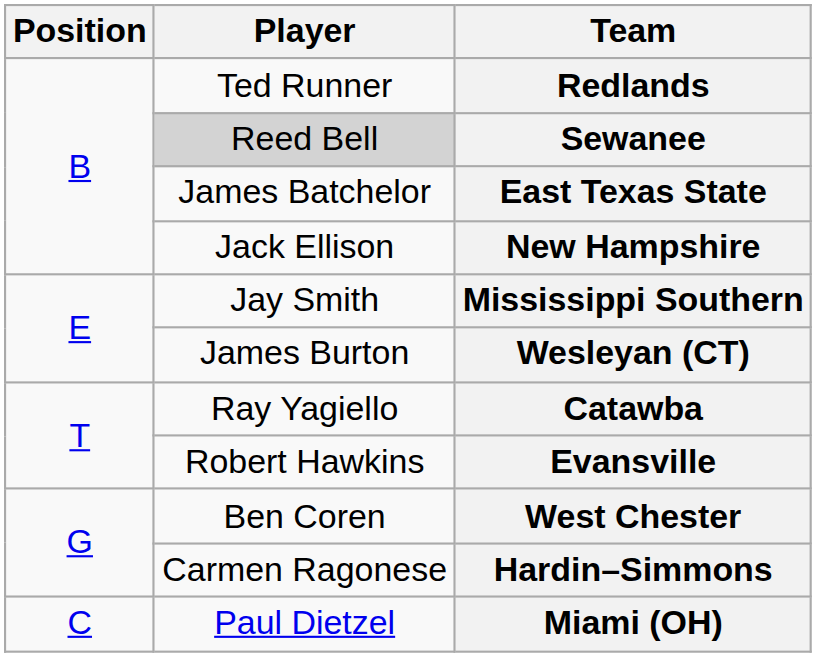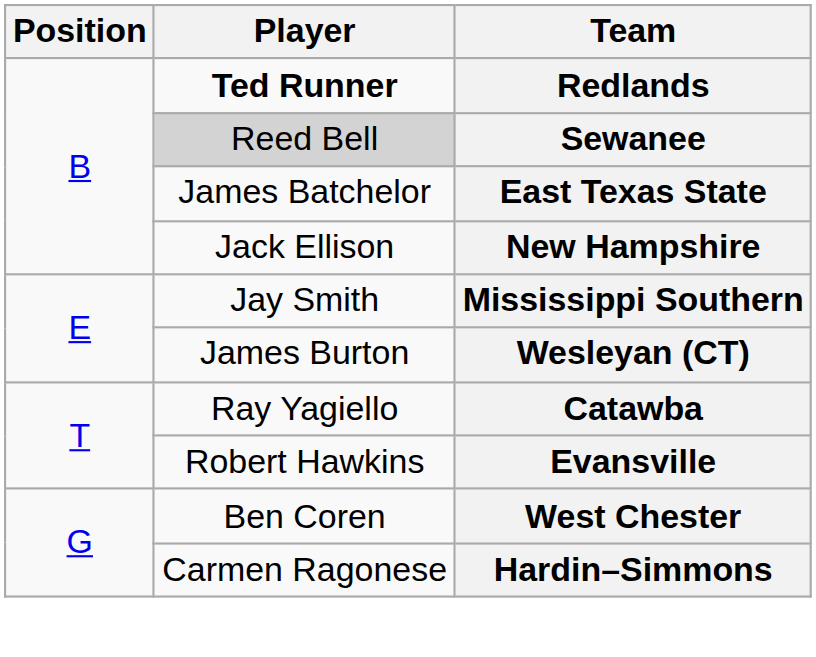(305, 85) normal -> (305, 85) bold
- row: (633, 623)
